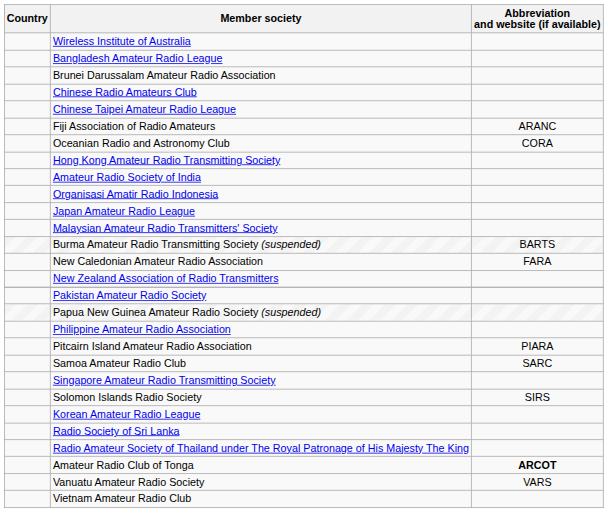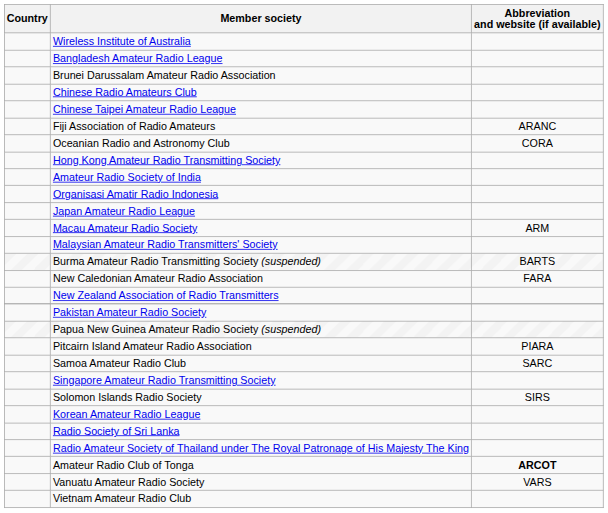+ row: (125, 228)
- row: (142, 329)
